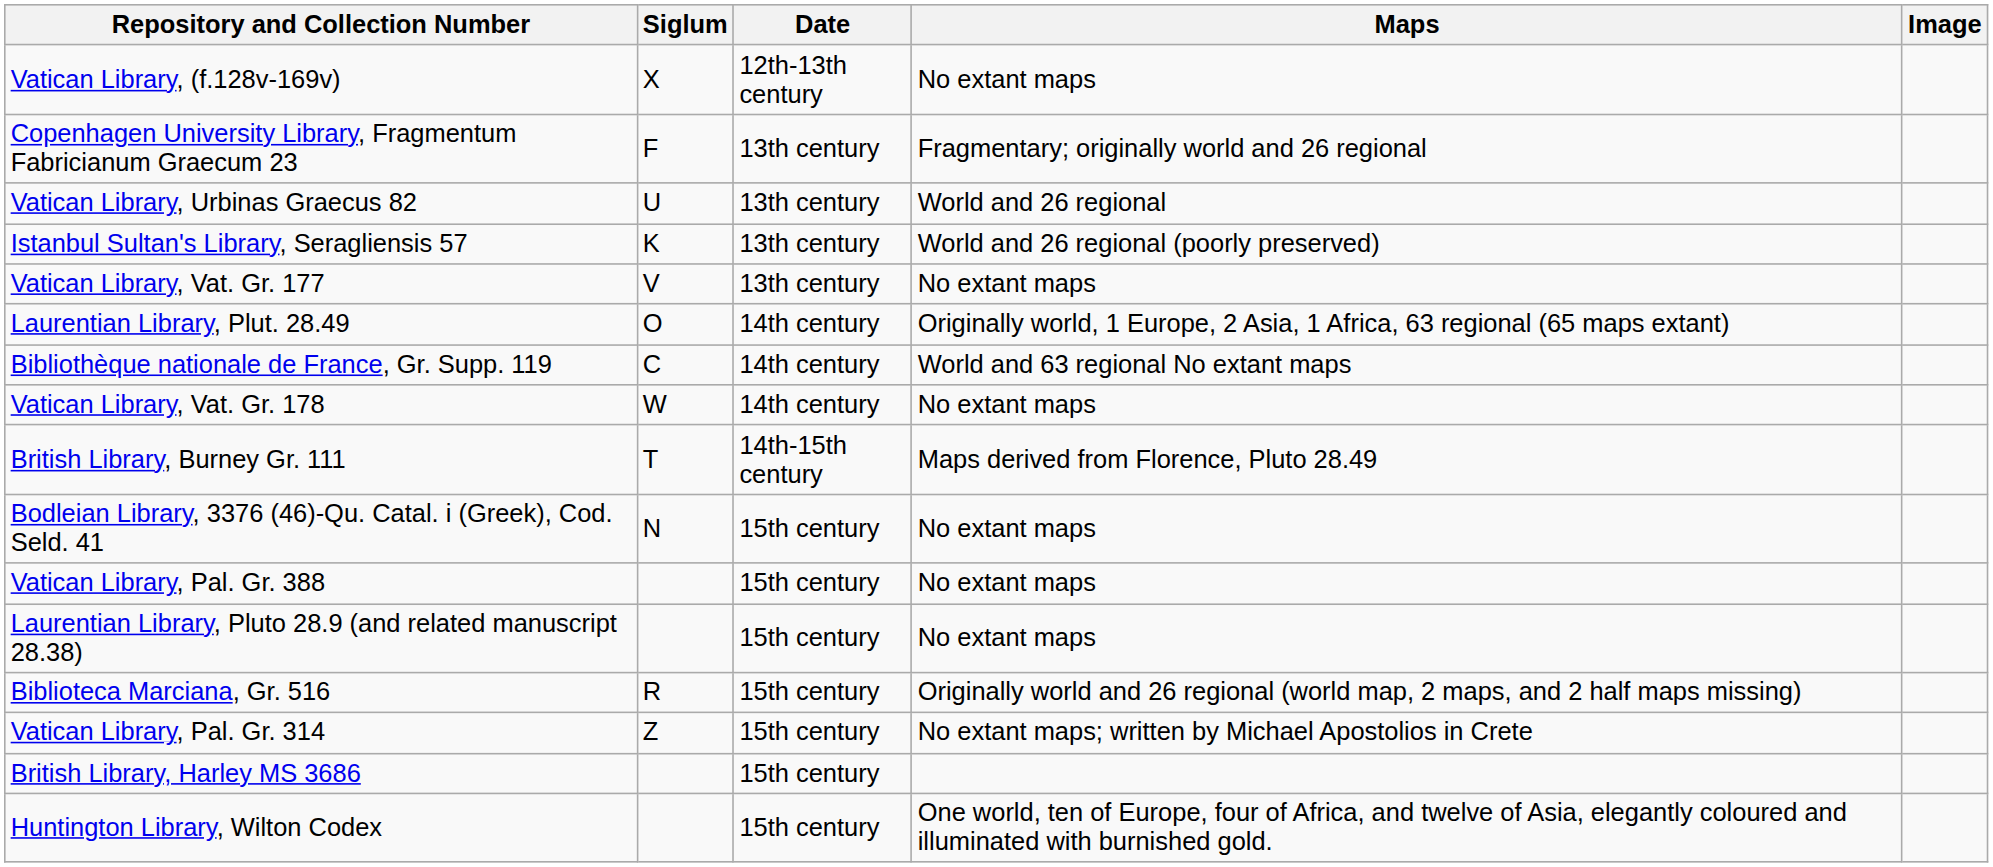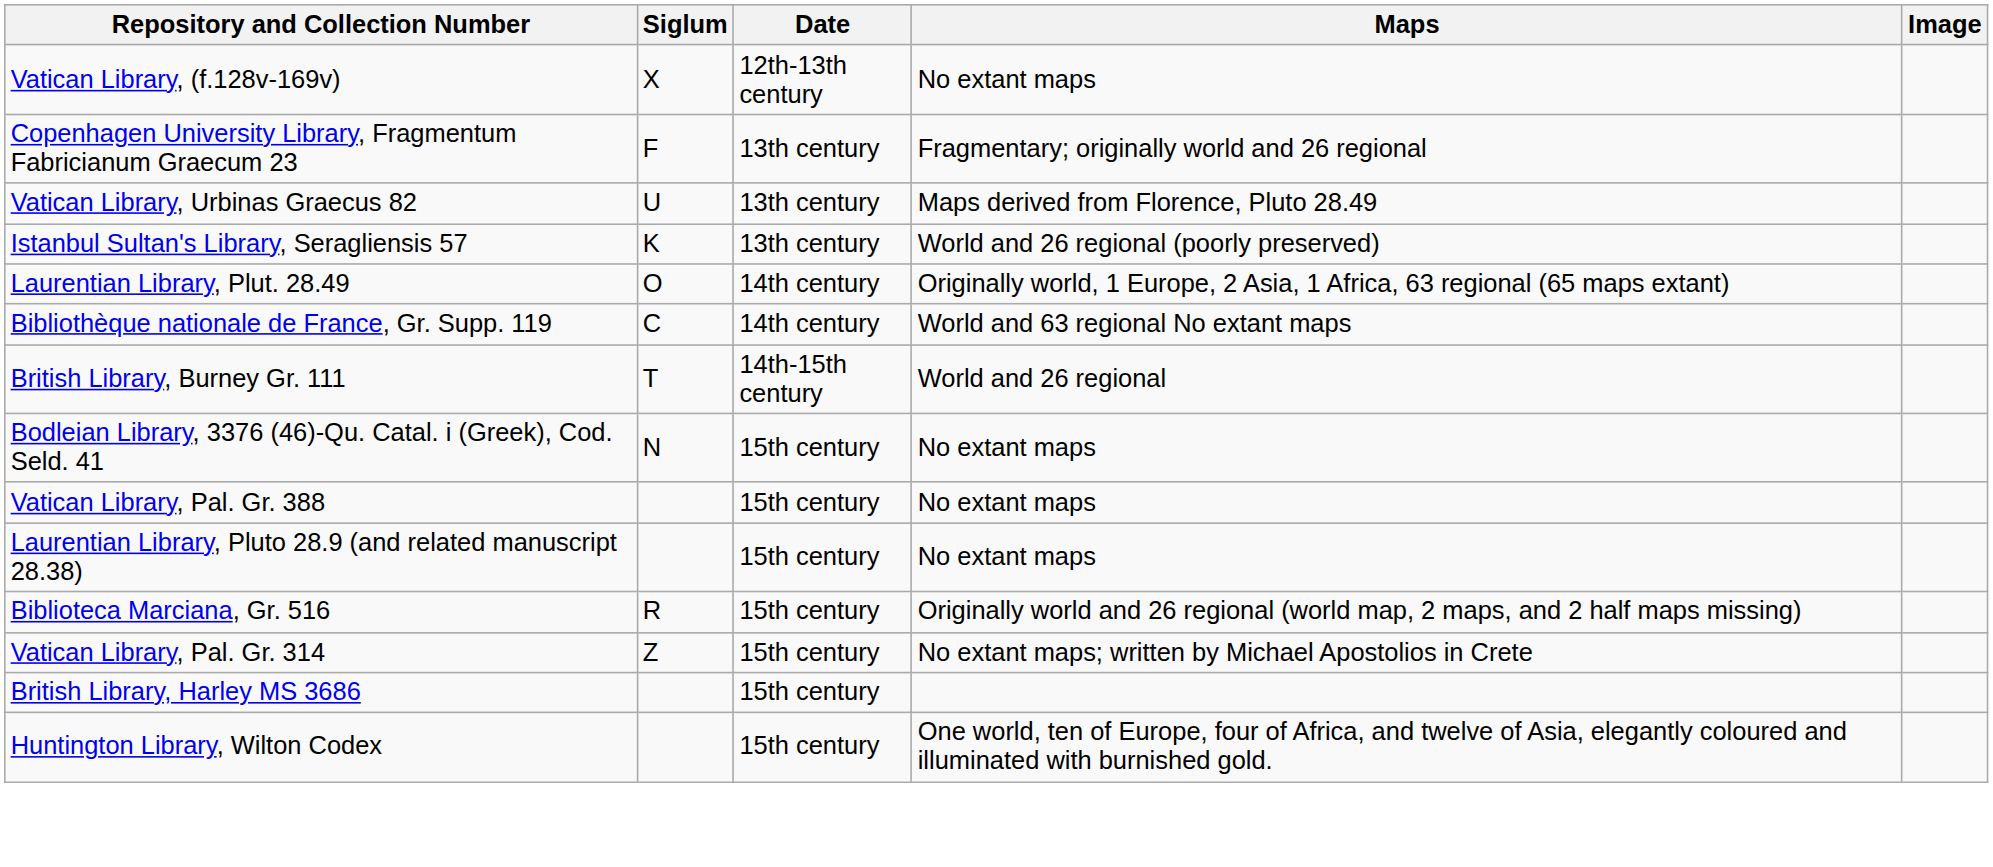(1042, 202) World and 26 regional -> (1147, 202) Maps derived from Florence, Pluto 28.49
- row: (168, 283)
- row: (168, 404)
(1147, 459) Maps derived from Florence, Pluto 28.49 -> (1042, 378) World and 26 regional
